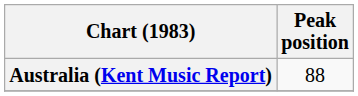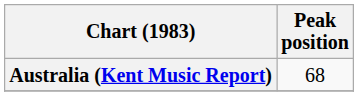(315, 74) 88 -> (315, 74) 68
